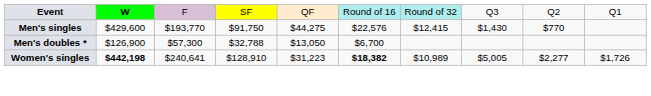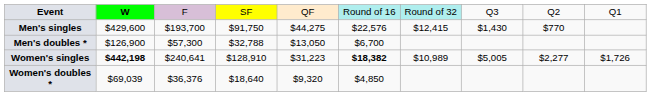(185, 28) $193,770 -> (185, 28) $193,700
+ row: (50, 79)
